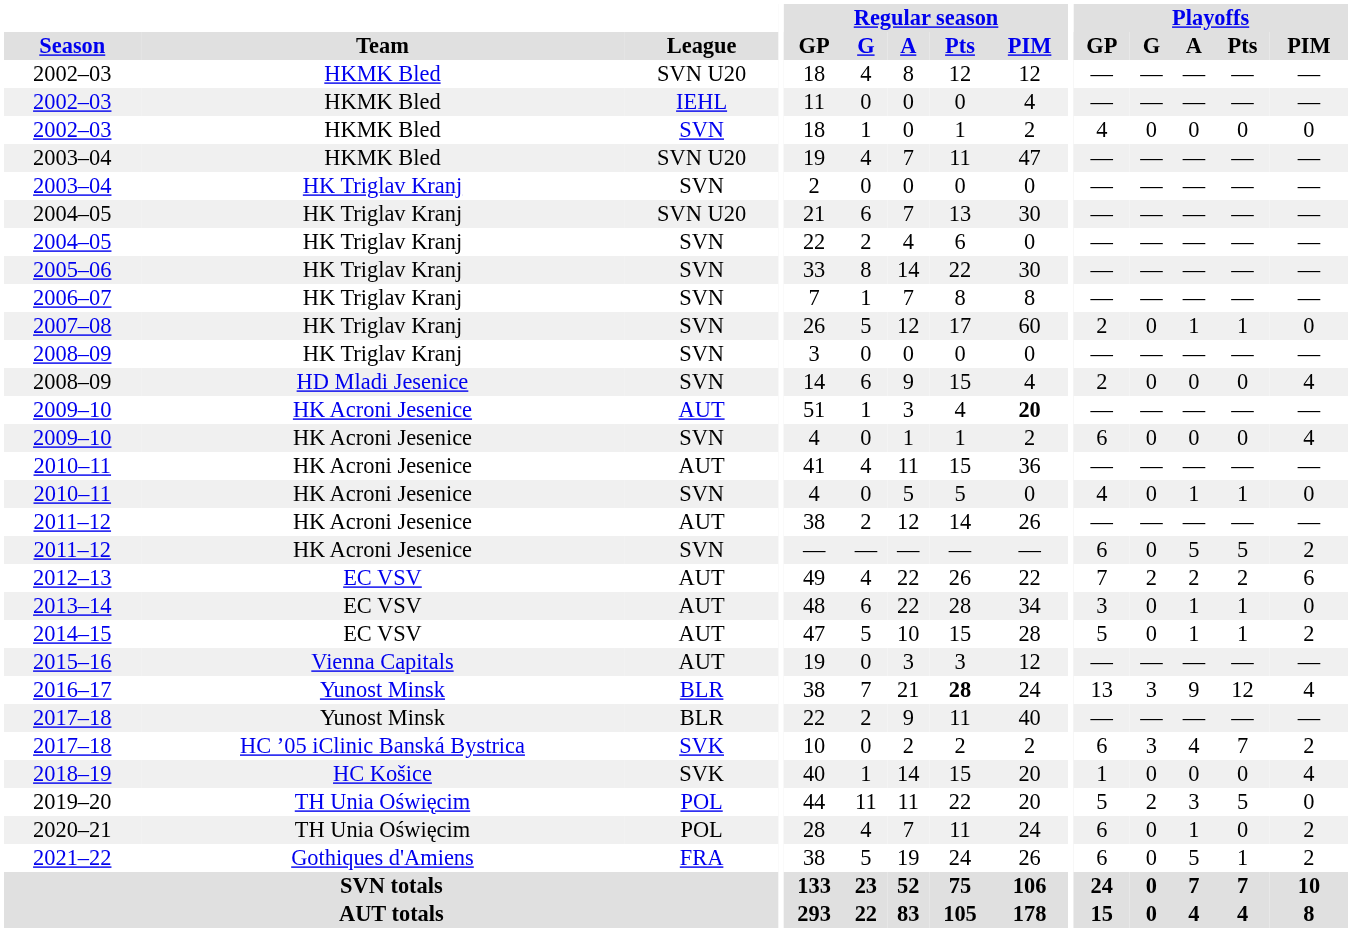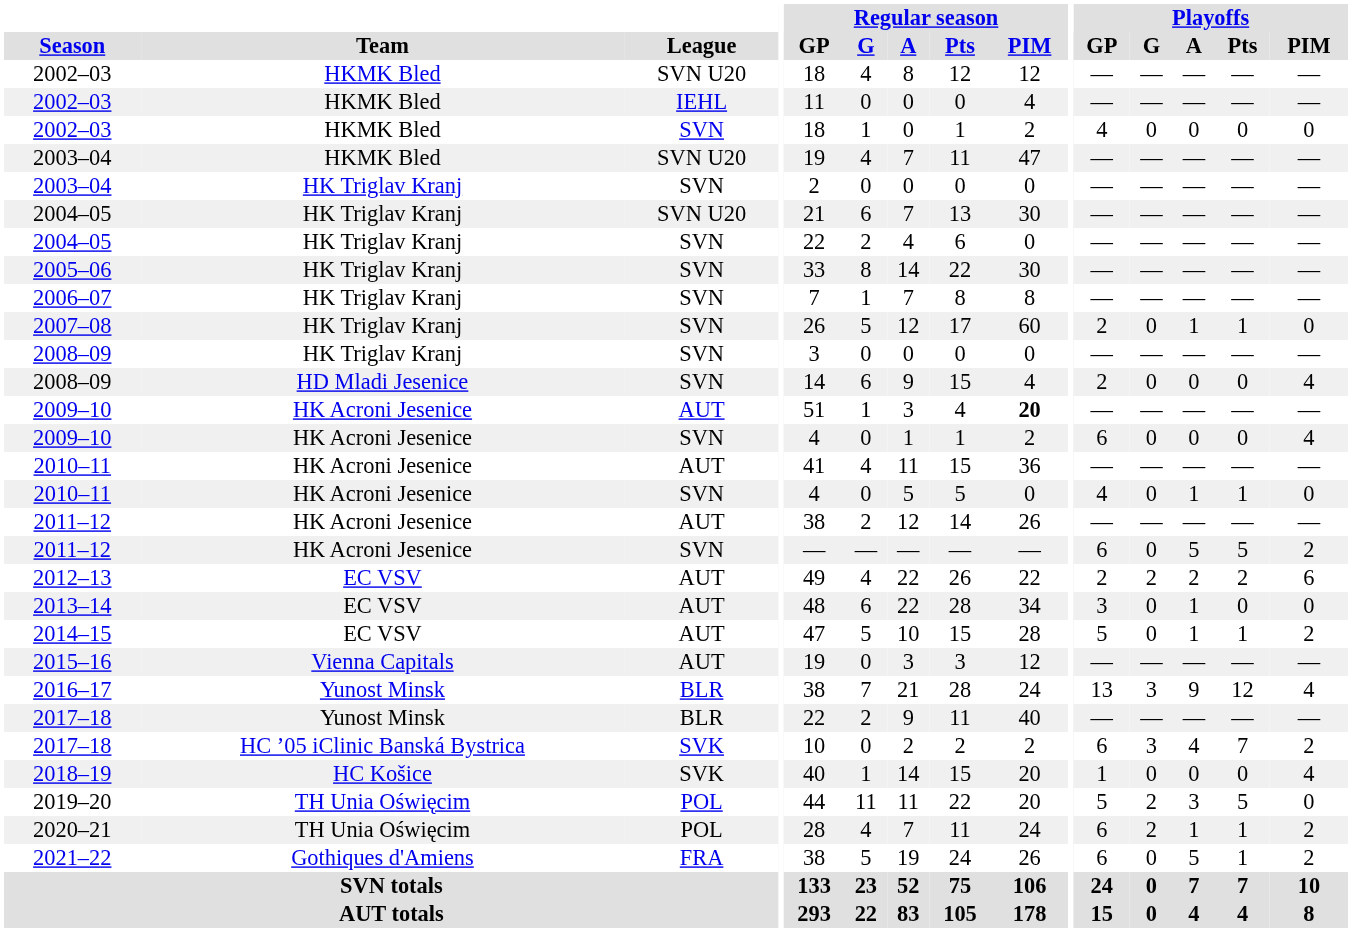(1102, 577) 7 -> (1102, 577) 2
(1242, 605) 1 -> (1242, 605) 0
(960, 689) bold -> (960, 689) normal
(1151, 829) 0 -> (1151, 829) 2
(1242, 829) 0 -> (1242, 829) 1
